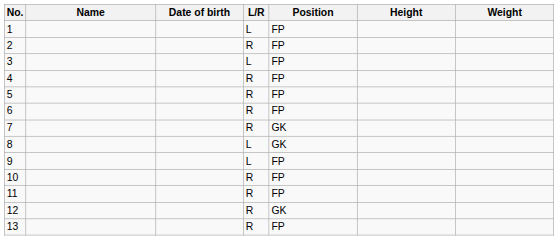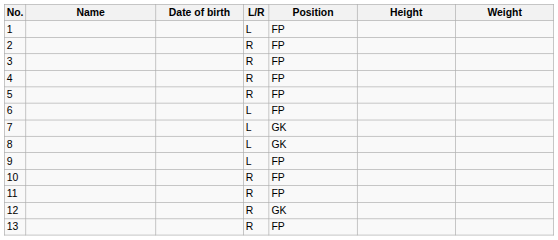(249, 62) L -> (250, 62) R
(250, 111) R -> (249, 111) L
(250, 128) R -> (249, 128) L
